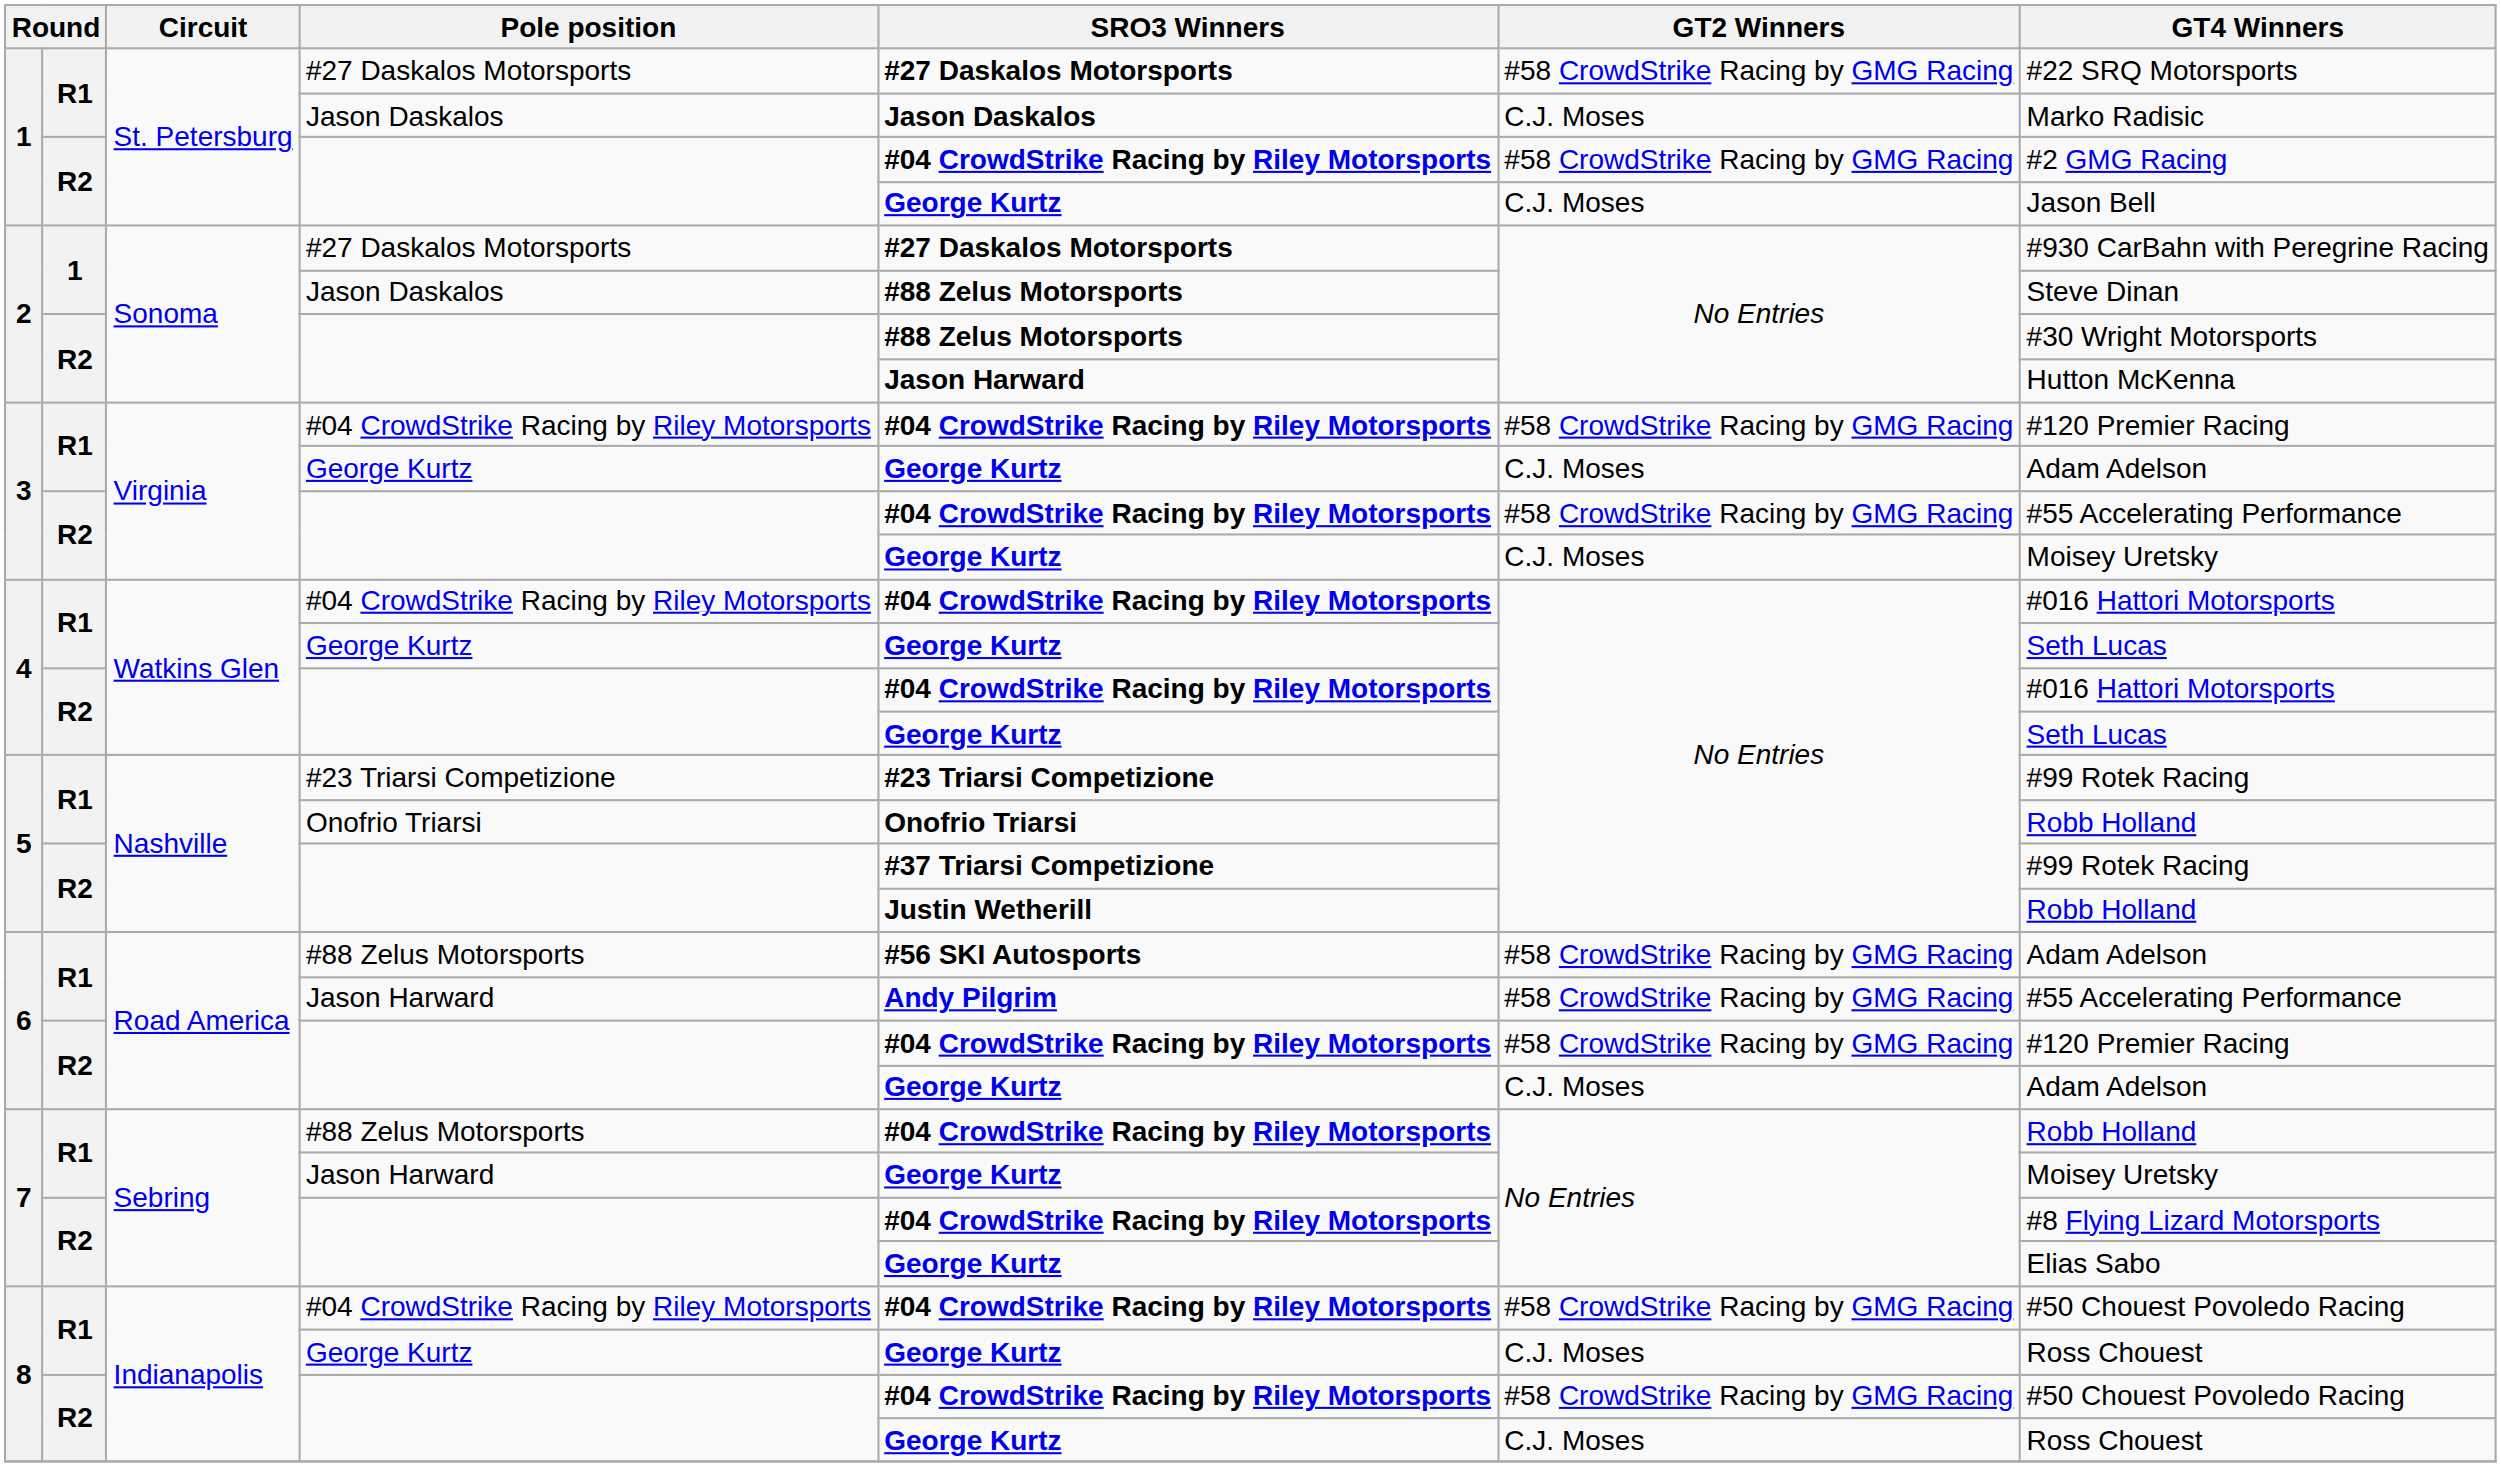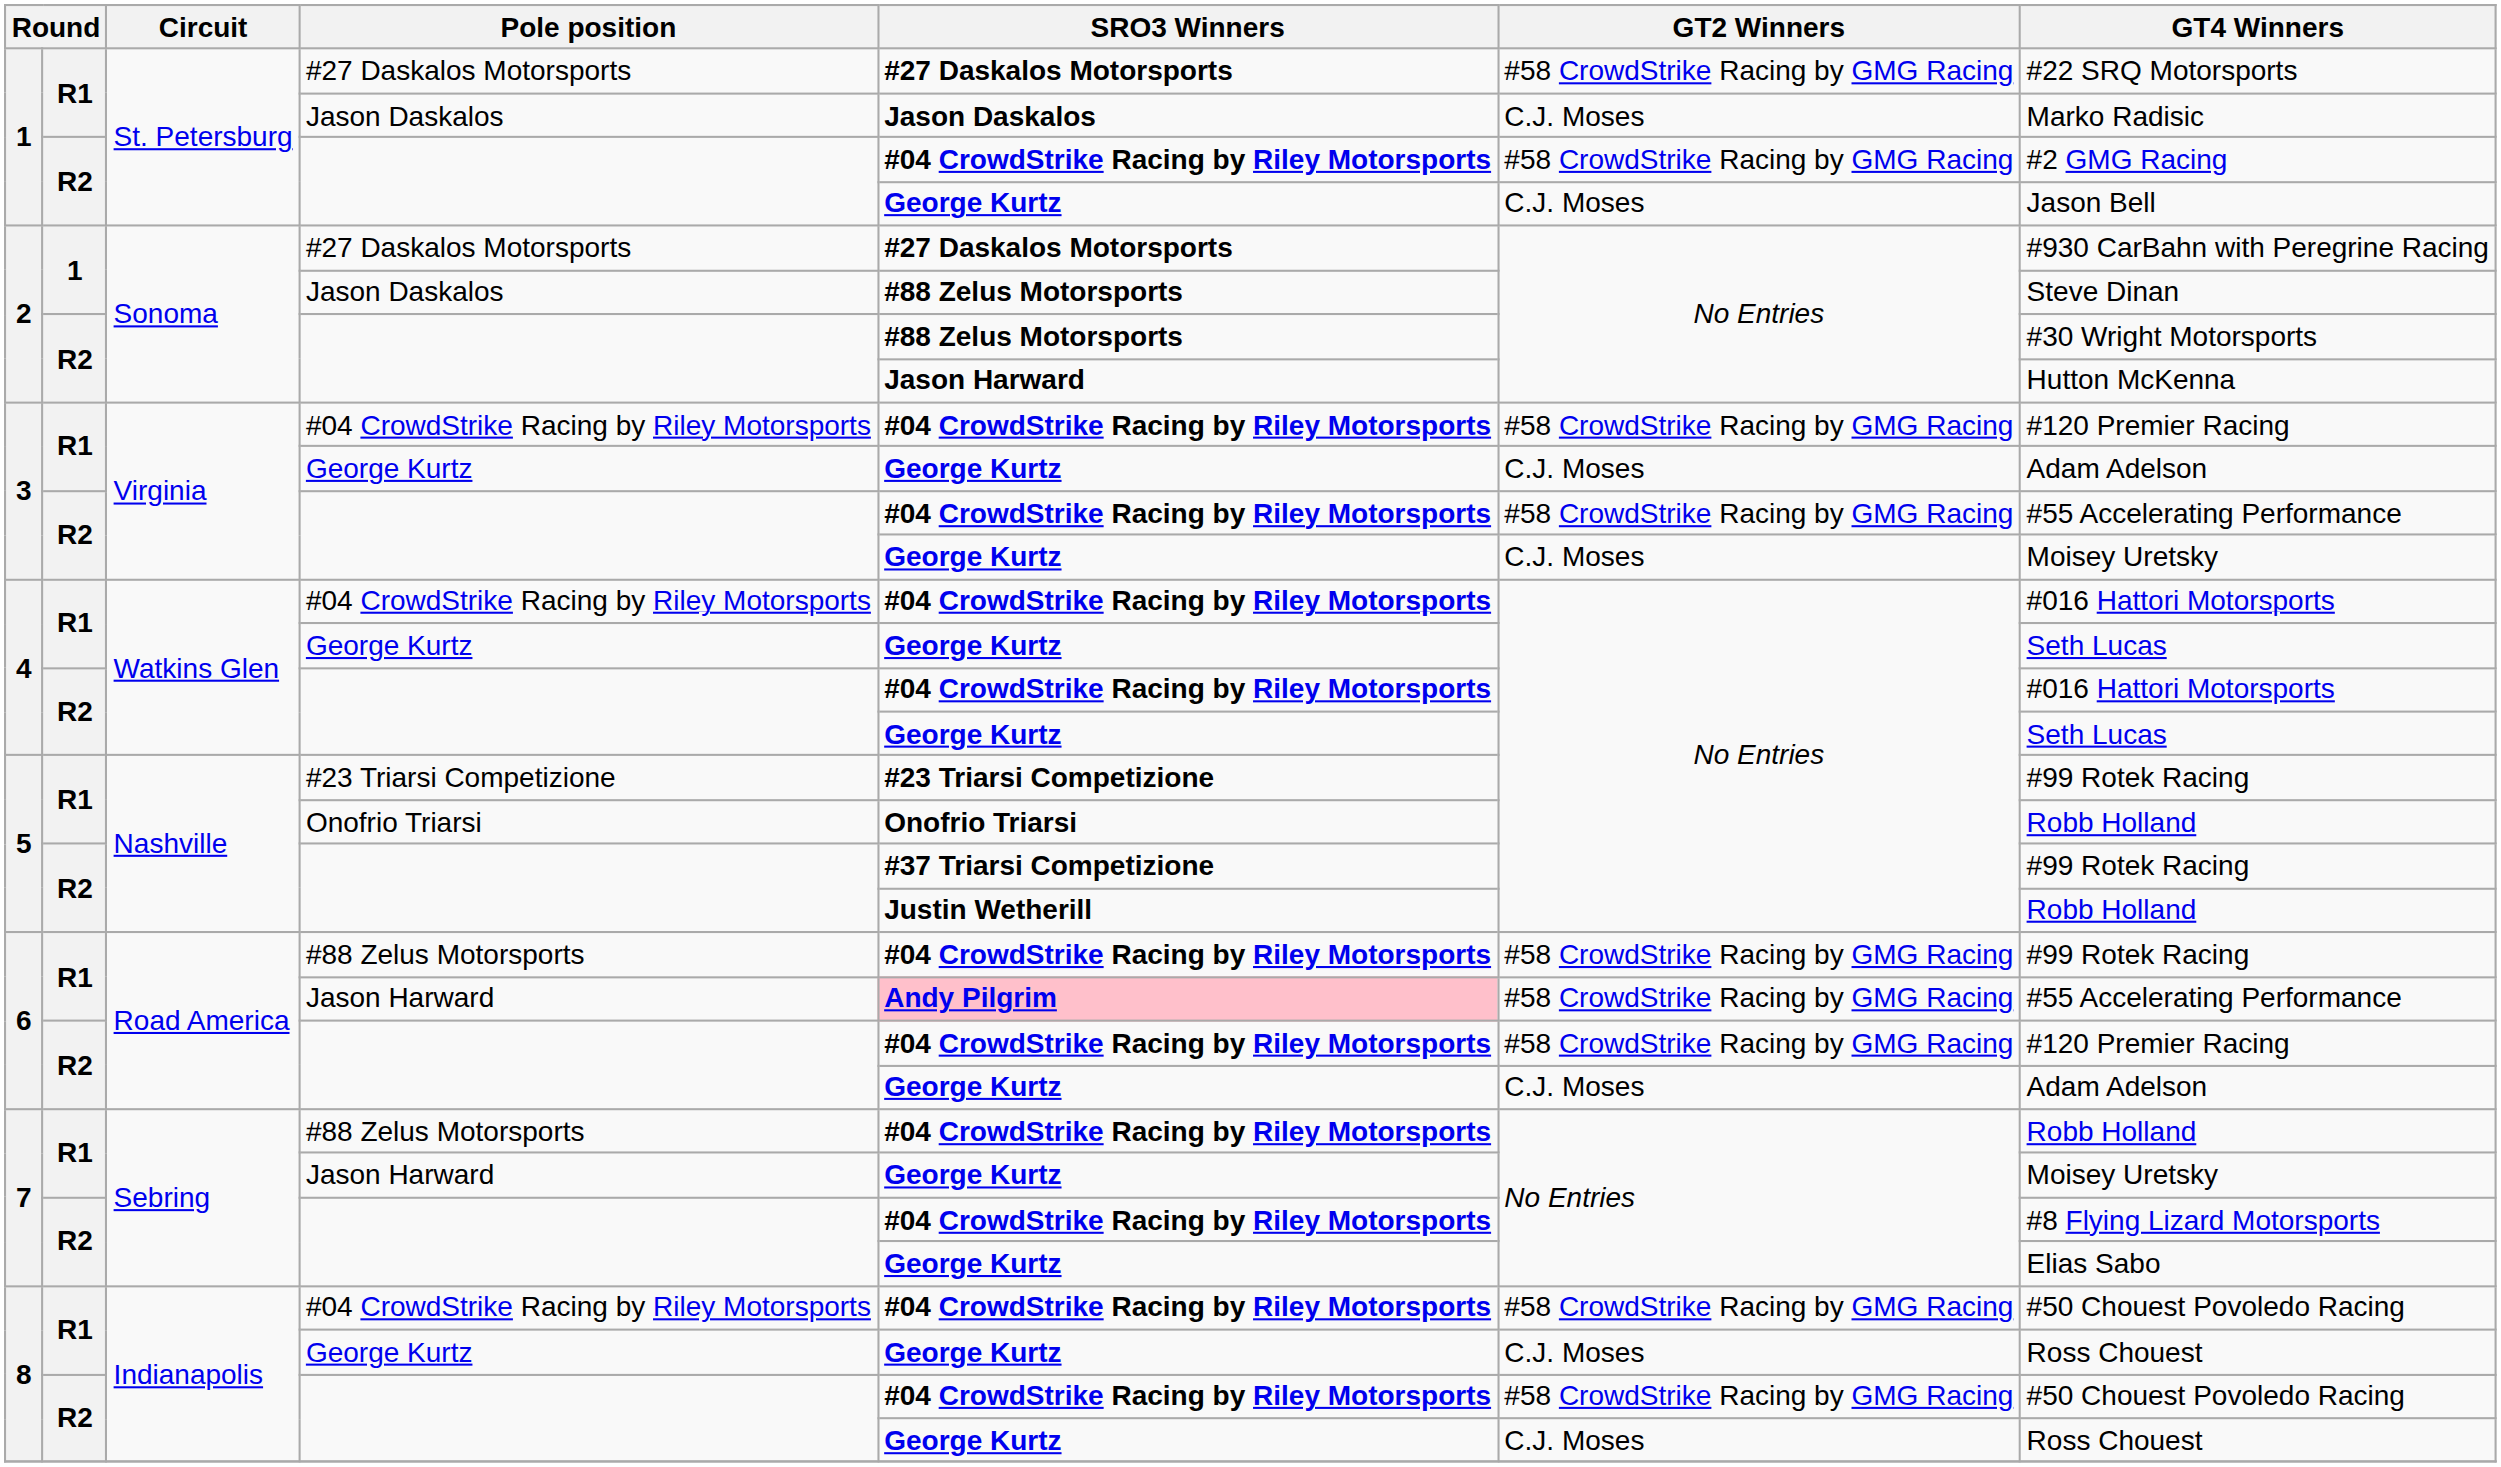(1013, 954) #56 SKI Autosports -> (1188, 954) #04 CrowdStrike Racing by Riley Motorsports
(2117, 954) Adam Adelson -> (2138, 954) #99 Rotek Racing
(971, 998) no background -> (971, 998) pink background
